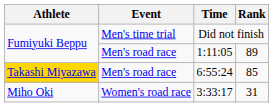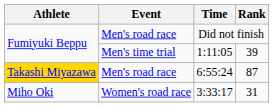(138, 34) Men's time trial -> (139, 34) Men's road race
(139, 53) Men's road race -> (138, 53) Men's time trial
(252, 53) 89 -> (252, 53) 39
(252, 73) 85 -> (252, 73) 87
